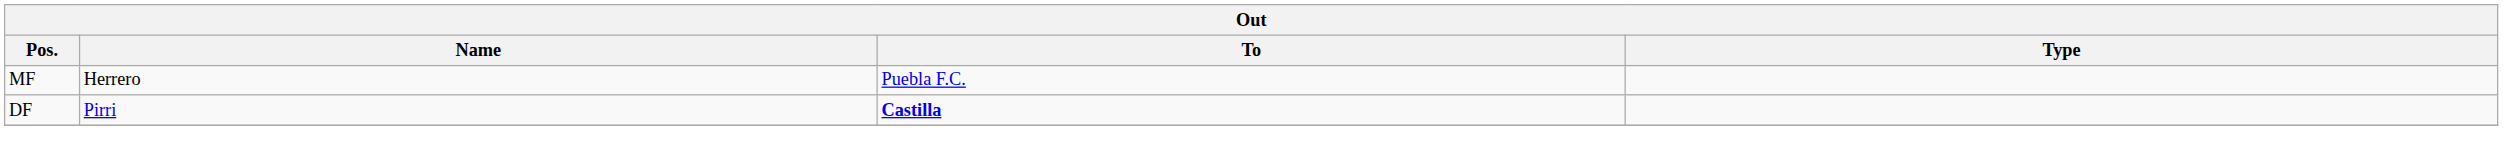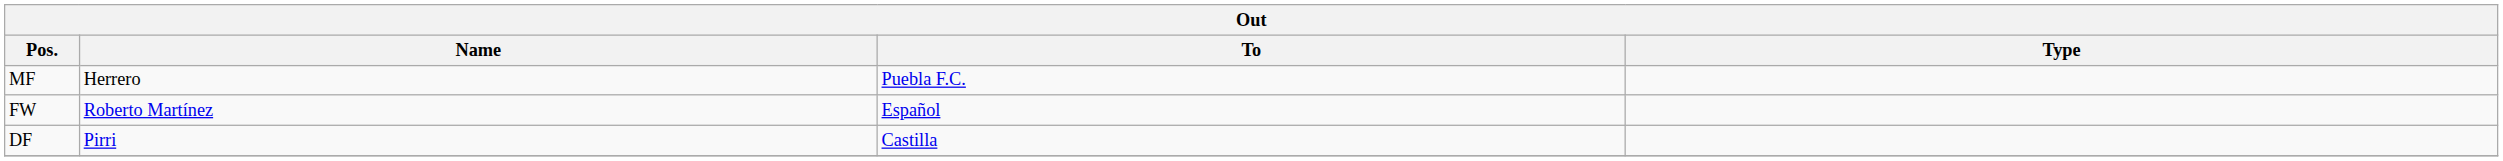+ row: (23, 110)
(911, 110) bold -> (909, 140) normal
